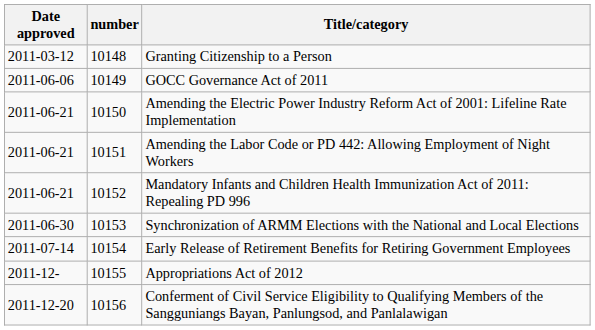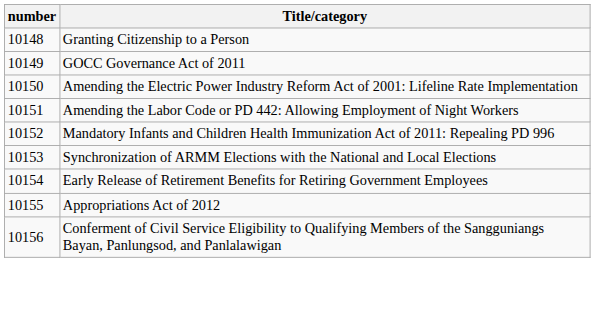- column: (46, 24)
